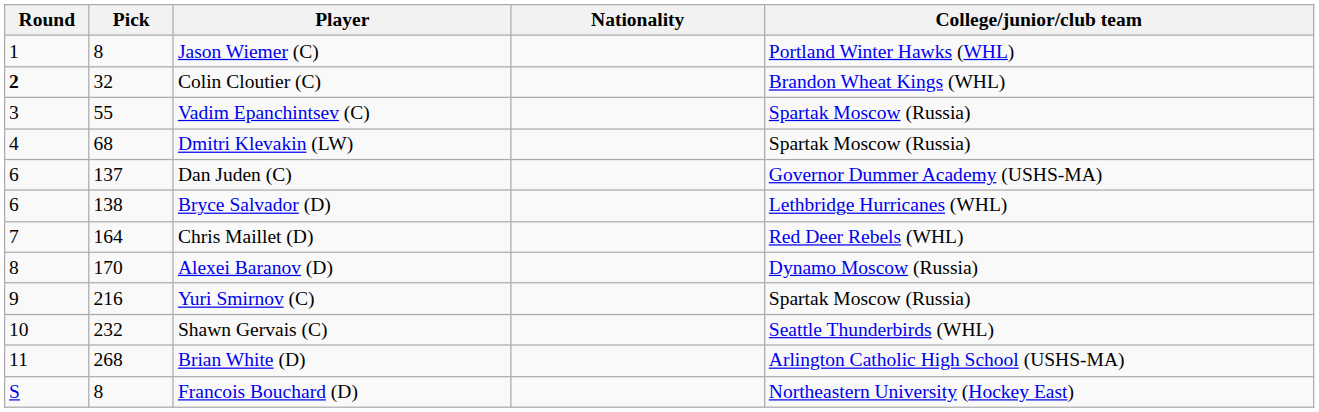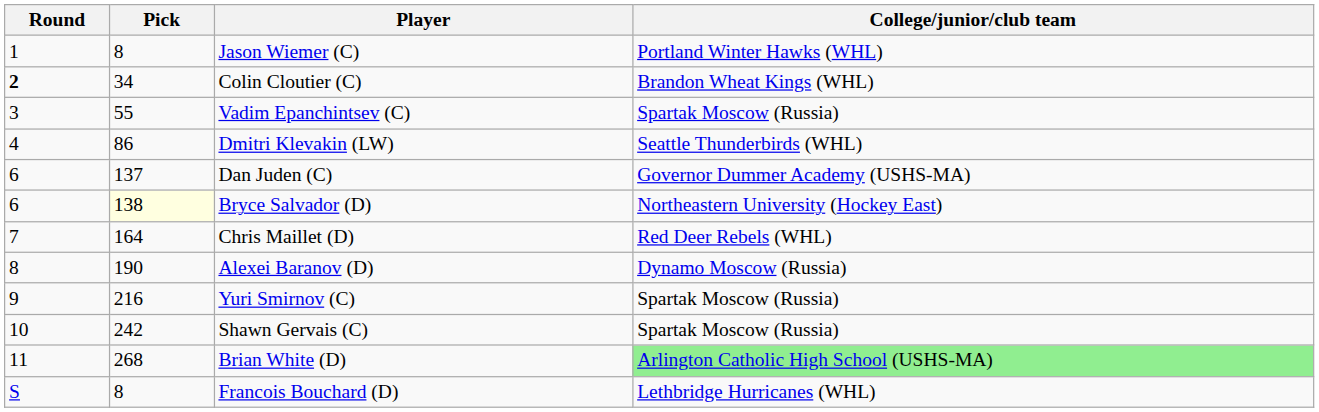- column: (638, 19)
(103, 81) 32 -> (124, 81) 34
(103, 143) 68 -> (124, 143) 86
(870, 143) Spartak Moscow (Russia) -> (750, 143) Seattle Thunderbirds (WHL)
(108, 205) no background -> (128, 205) lightyellow background
(888, 205) Lethbridge Hurricanes (WHL) -> (790, 205) Northeastern University (Hockey East)
(108, 267) 170 -> (128, 267) 190
(108, 329) 232 -> (128, 329) 242
(881, 329) Seattle Thunderbirds (WHL) -> (738, 329) Spartak Moscow (Russia)
(947, 360) no background -> (815, 360) lightgreen background
(921, 391) Northeastern University (Hockey East) -> (756, 391) Lethbridge Hurricanes (WHL)
